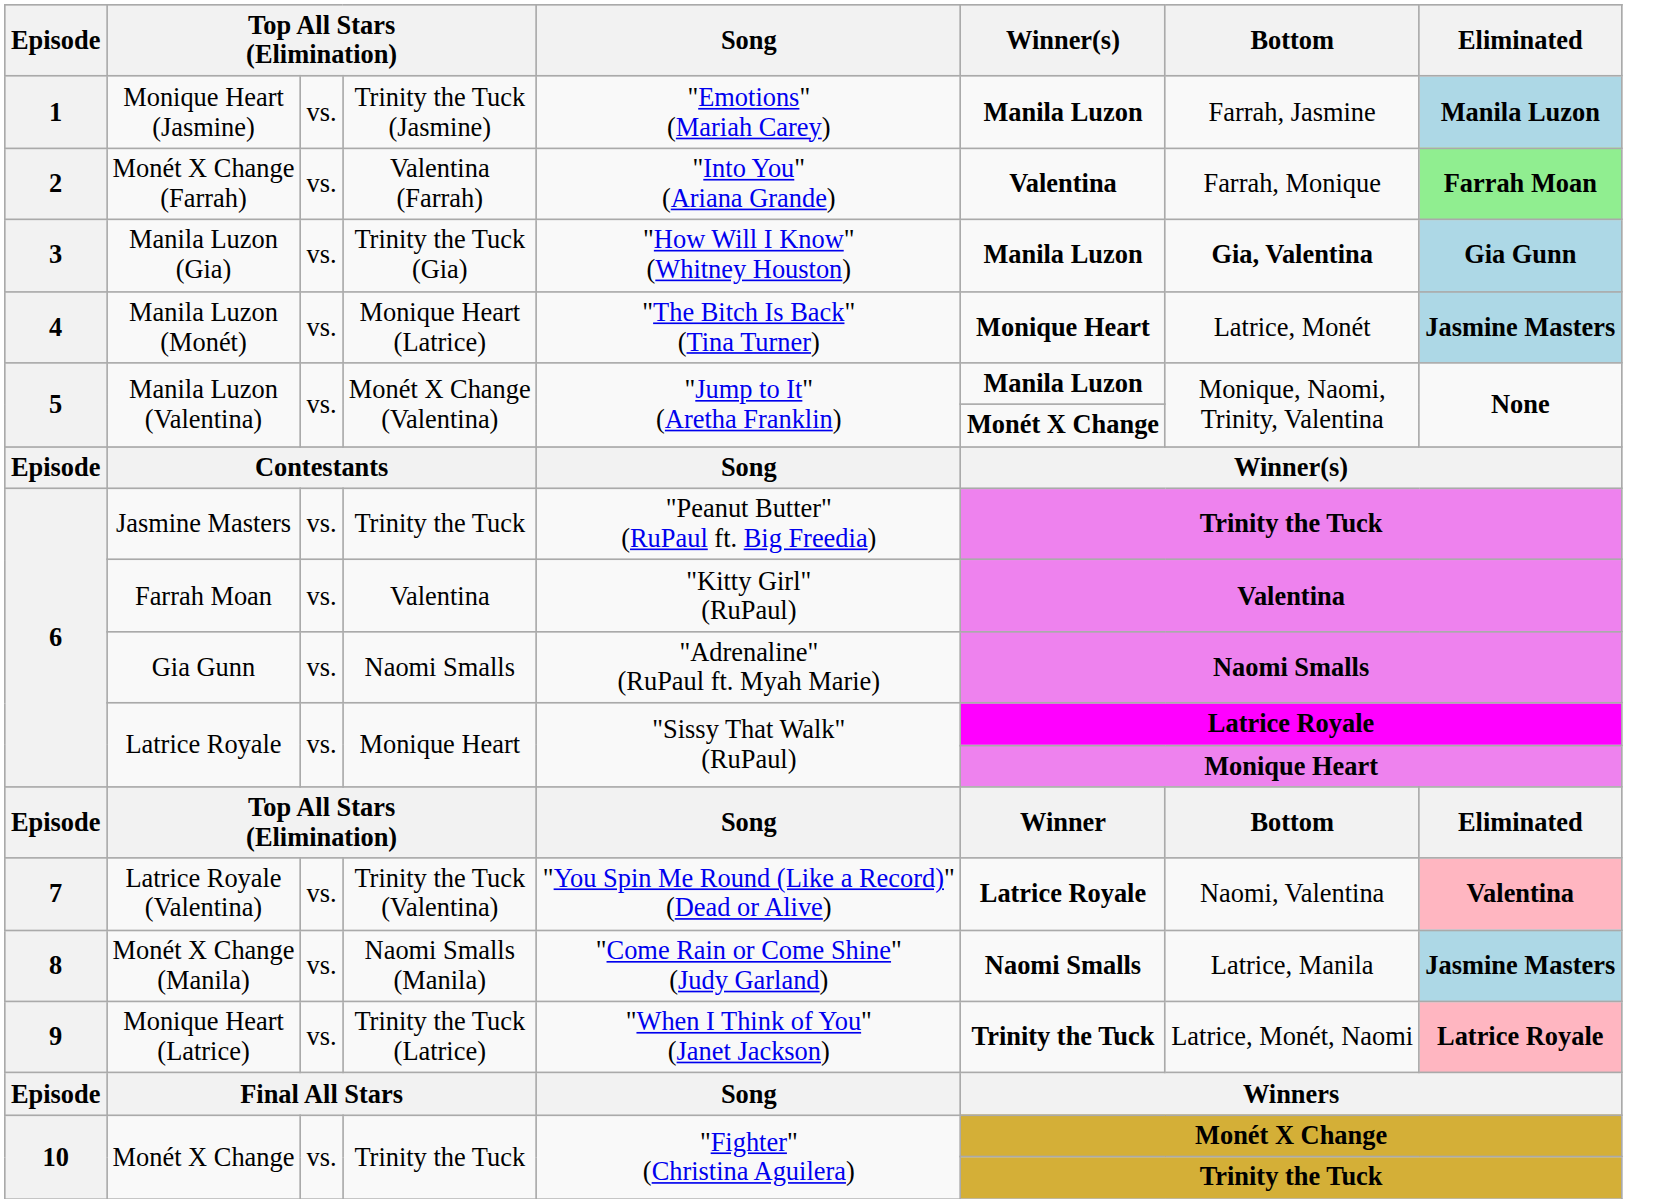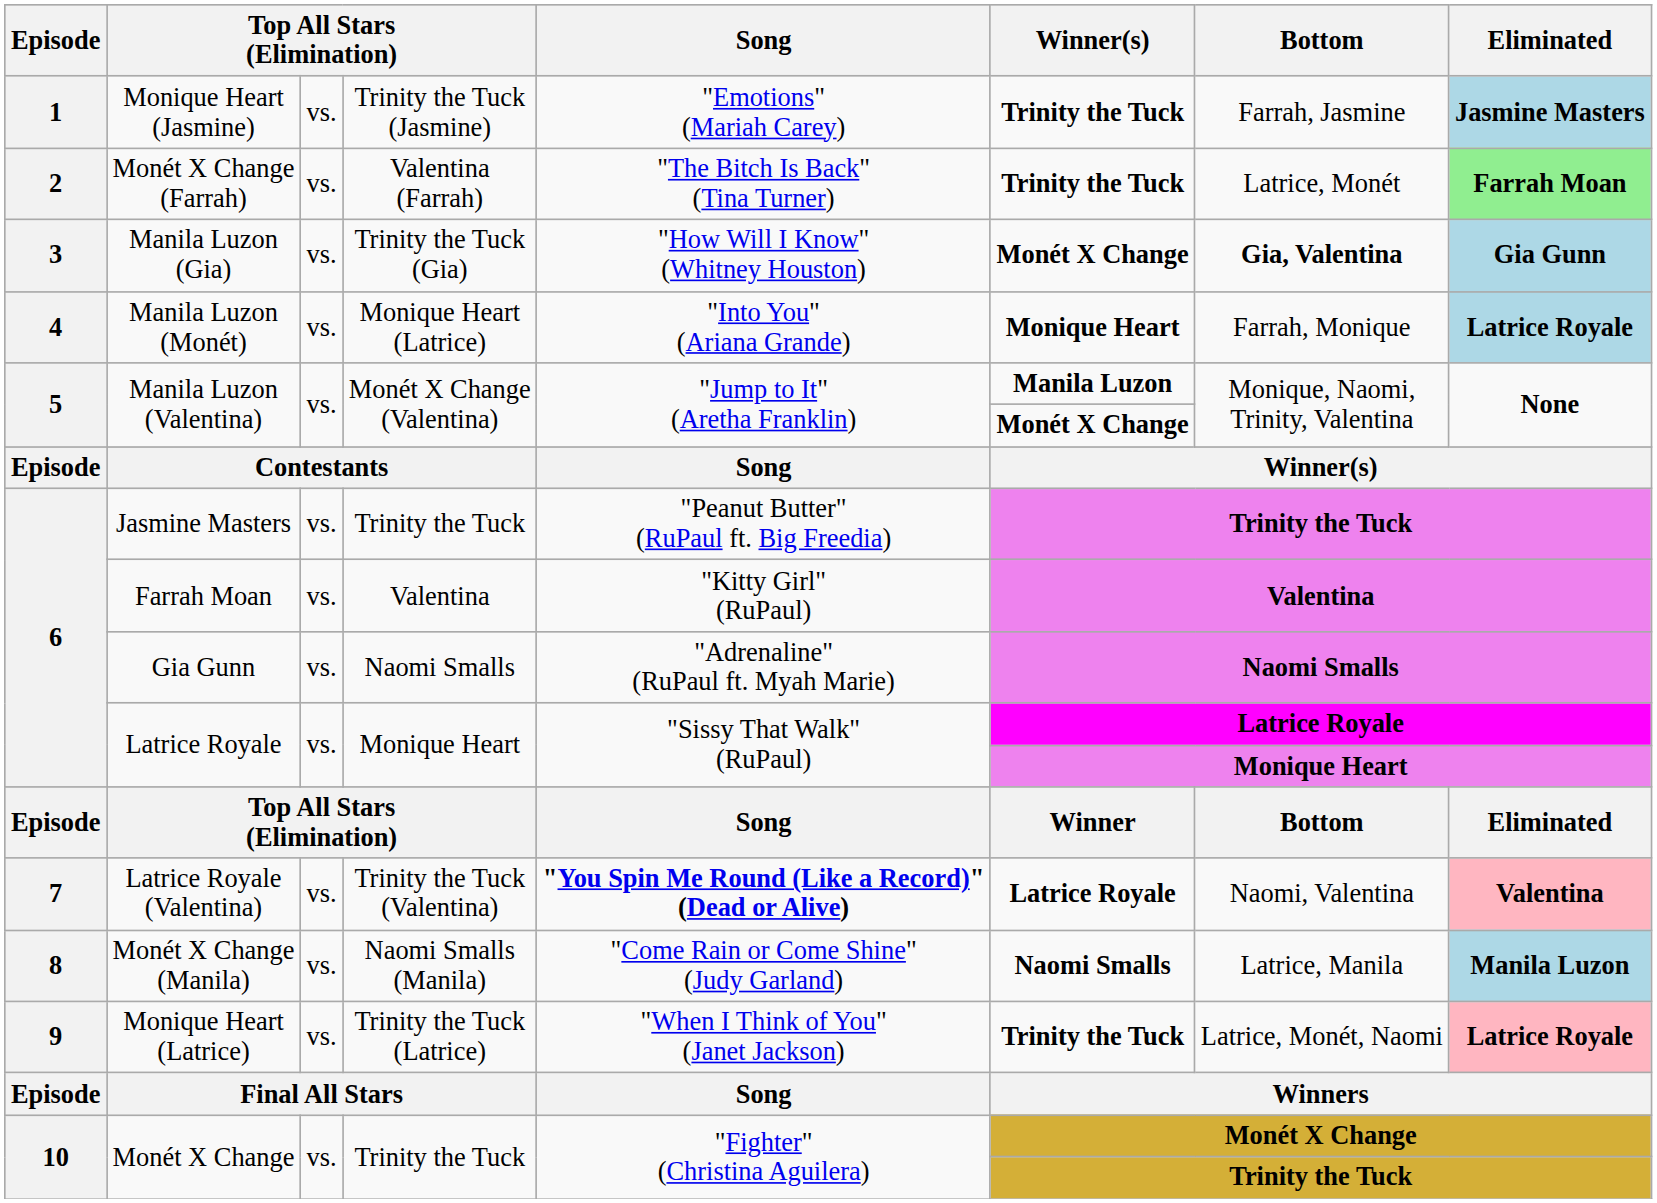(1063, 111) Manila Luzon -> (1093, 111) Trinity the Tuck
(1520, 111) Manila Luzon -> (1550, 111) Jasmine Masters
(749, 183) "Into You" (Ariana Grande) -> (764, 183) "The Bitch Is Back" (Tina Turner)
(1063, 183) Valentina -> (1093, 183) Trinity the Tuck
(1292, 183) Farrah, Monique -> (1322, 183) Latrice, Monét
(1063, 254) Manila Luzon -> (1093, 254) Monét X Change
(749, 326) "The Bitch Is Back" (Tina Turner) -> (764, 326) "Into You" (Ariana Grande)
(1292, 326) Latrice, Monét -> (1322, 326) Farrah, Monique
(1520, 326) Jasmine Masters -> (1550, 326) Latrice Royale
(749, 893) normal -> (764, 893) bold
(1520, 965) Jasmine Masters -> (1550, 965) Manila Luzon
